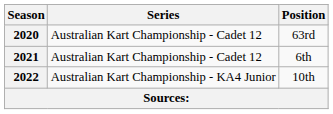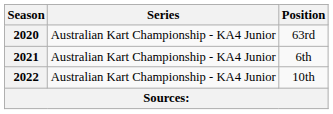(156, 35) Australian Kart Championship - Cadet 12 -> (163, 35) Australian Kart Championship - KA4 Junior
(156, 56) Australian Kart Championship - Cadet 12 -> (163, 56) Australian Kart Championship - KA4 Junior
